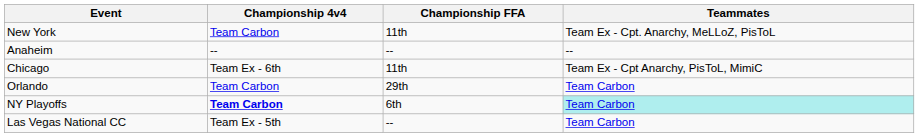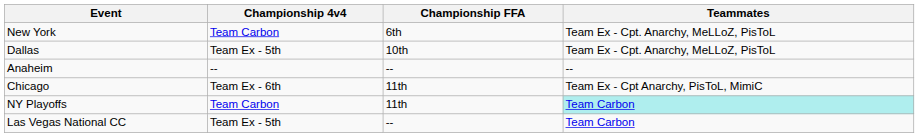(396, 31) 11th -> (394, 31) 6th
+ row: (23, 50)
- row: (28, 86)
(246, 104) bold -> (245, 104) normal
(394, 104) 6th -> (396, 104) 11th
